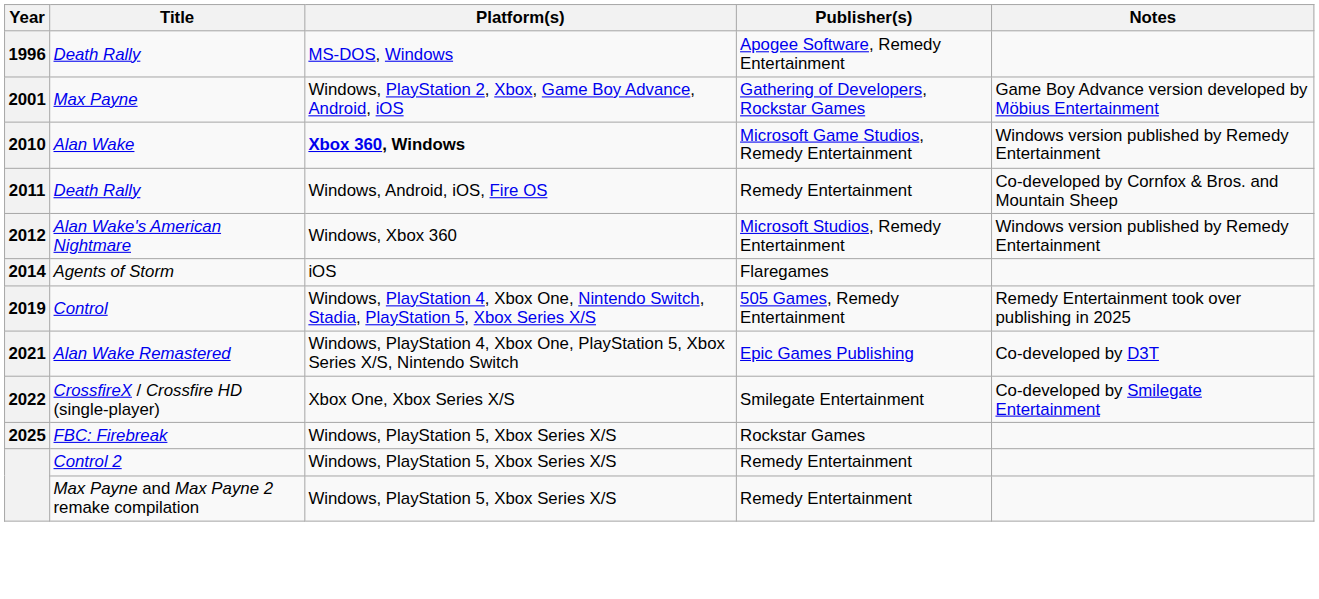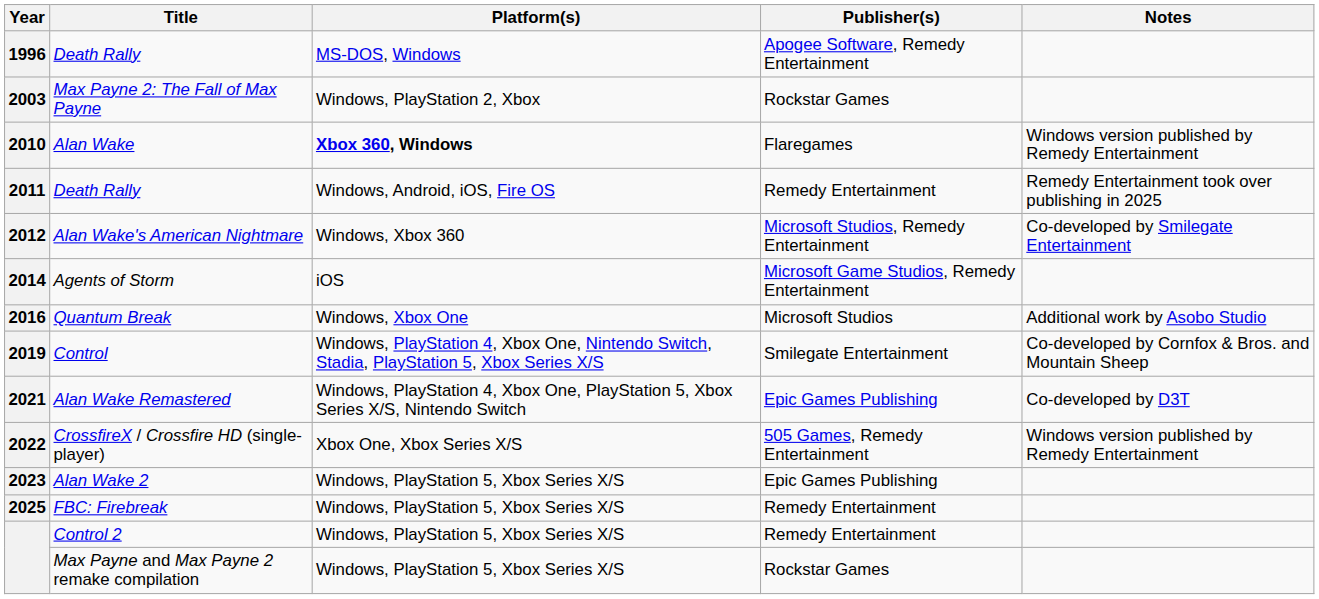- row: (27, 99)
+ row: (27, 99)
(832, 145) Microsoft Game Studios, Remedy Entertainment -> (808, 145) Flaregames
(1137, 190) Co-developed by Cornfox & Bros. and Mountain Sheep -> (1149, 190) Remedy Entertainment took over publishing in 2025
(1142, 236) Windows version published by Remedy Entertainment -> (1130, 236) Co-developed by Smilegate Entertainment
(784, 272) Flaregames -> (890, 281) Microsoft Game Studios, Remedy Entertainment
+ row: (27, 317)
(819, 308) 505 Games, Remedy Entertainment -> (856, 353) Smilegate Entertainment
(1118, 308) Remedy Entertainment took over publishing in 2025 -> (1168, 353) Co-developed by Cornfox & Bros. and Mountain Sheep
(832, 399) Smilegate Entertainment -> (843, 444) 505 Games, Remedy Entertainment
(1099, 399) Co-developed by Smilegate Entertainment -> (1139, 444) Windows version published by Remedy Entertainment
+ row: (27, 481)
(803, 435) Rockstar Games -> (850, 507) Remedy Entertainment
(826, 498) Remedy Entertainment -> (827, 570) Rockstar Games
